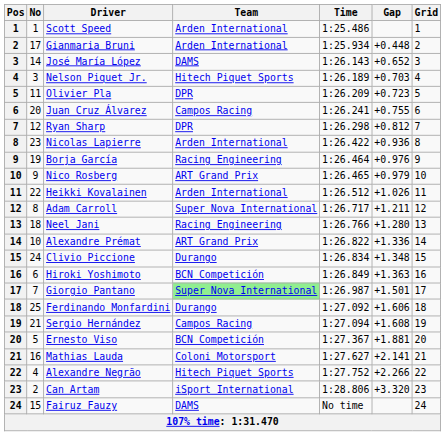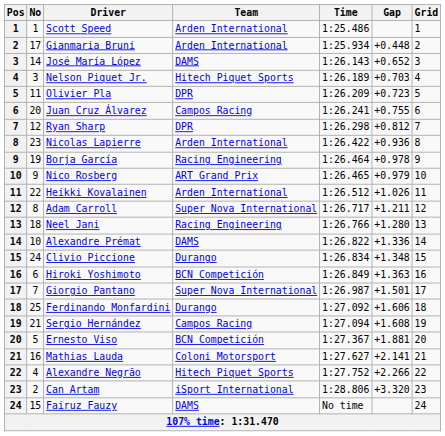(392, 160) +0.976 -> (392, 160) +0.978
(217, 242) ART Grand Prix -> (187, 242) DAMS
(246, 291) lightgreen background -> (246, 291) no background
